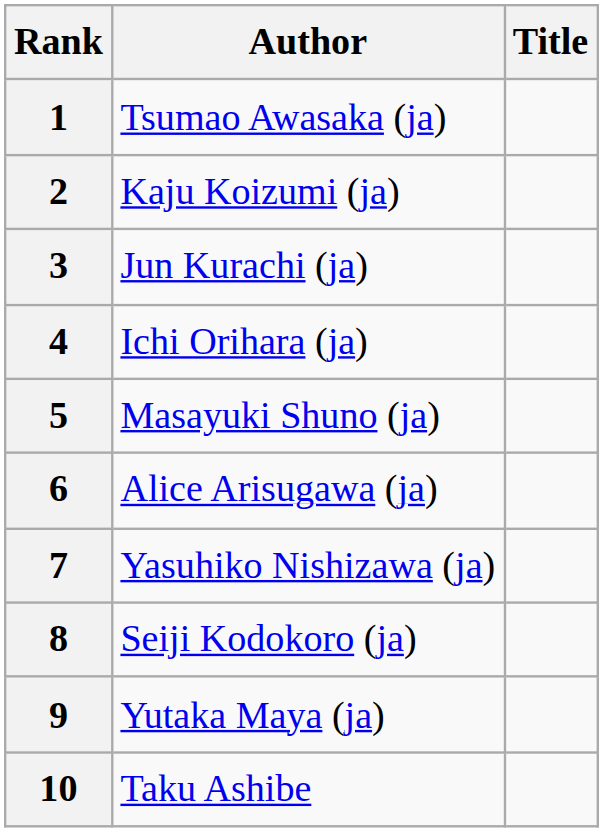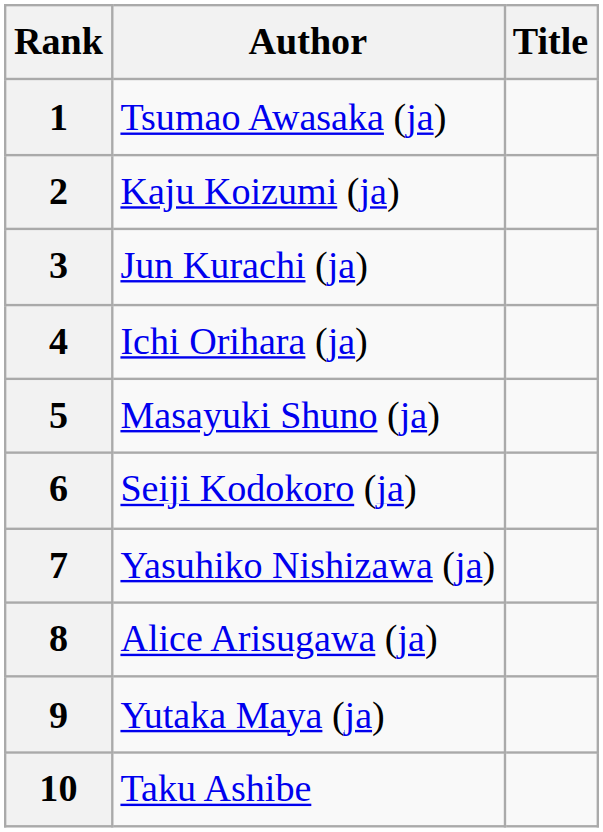(279, 489) Alice Arisugawa (ja) -> (268, 489) Seiji Kodokoro (ja)
(268, 639) Seiji Kodokoro (ja) -> (279, 639) Alice Arisugawa (ja)
